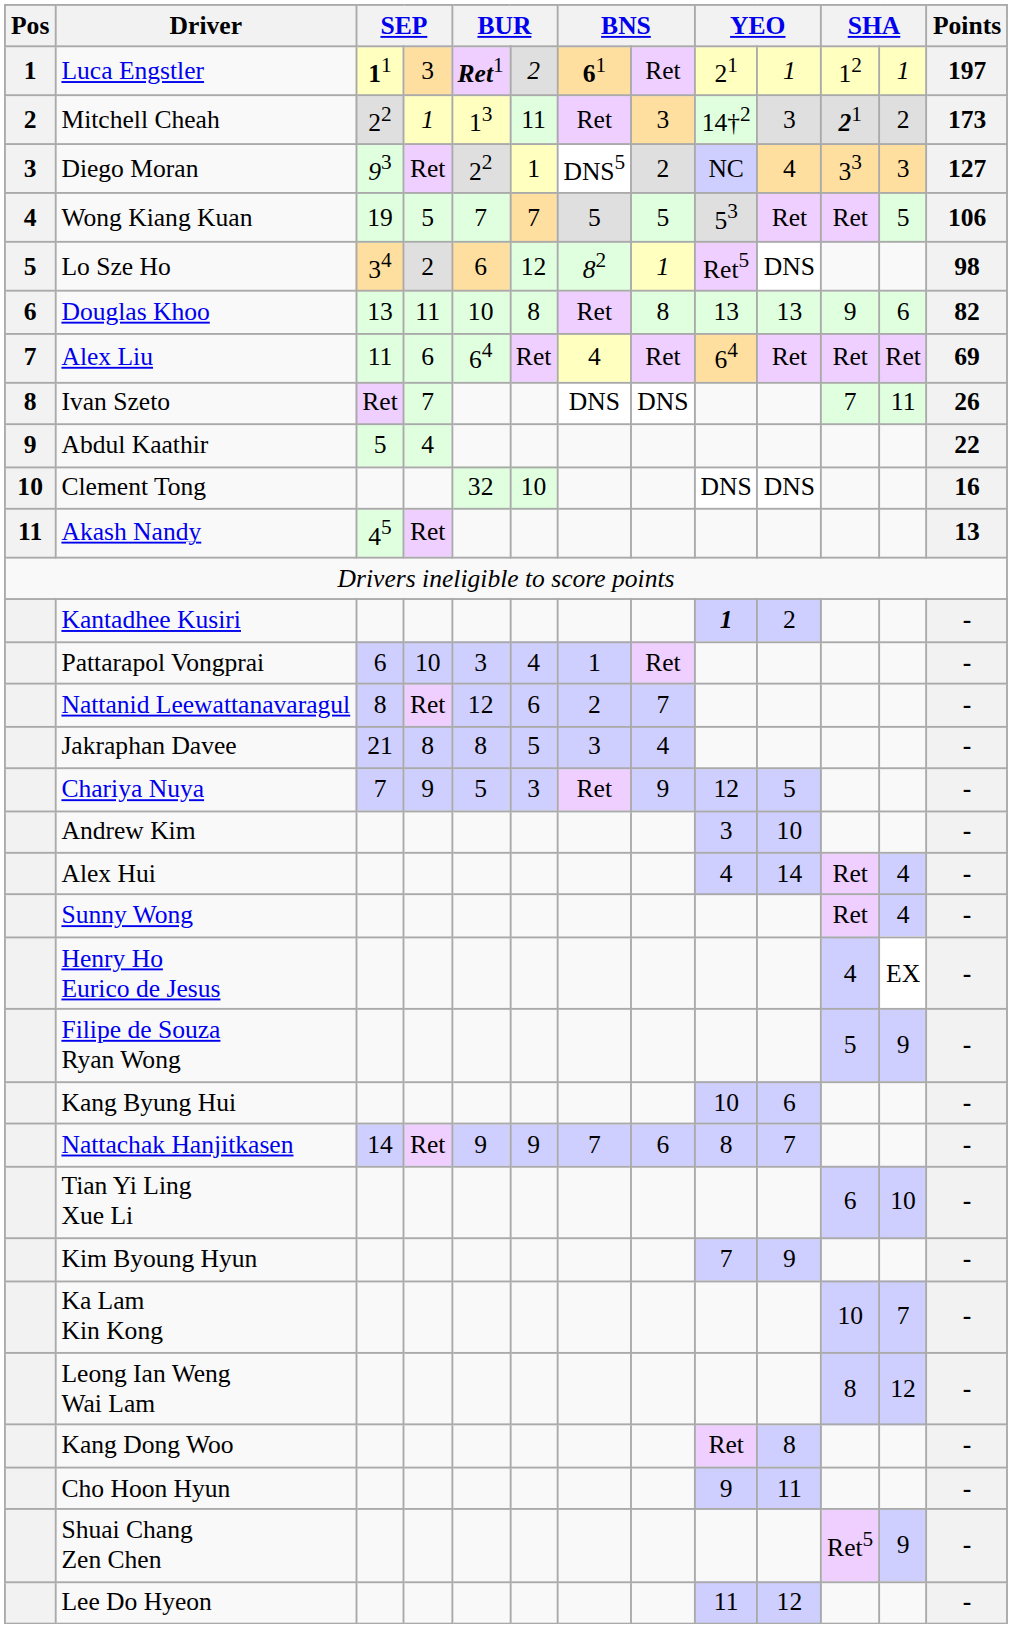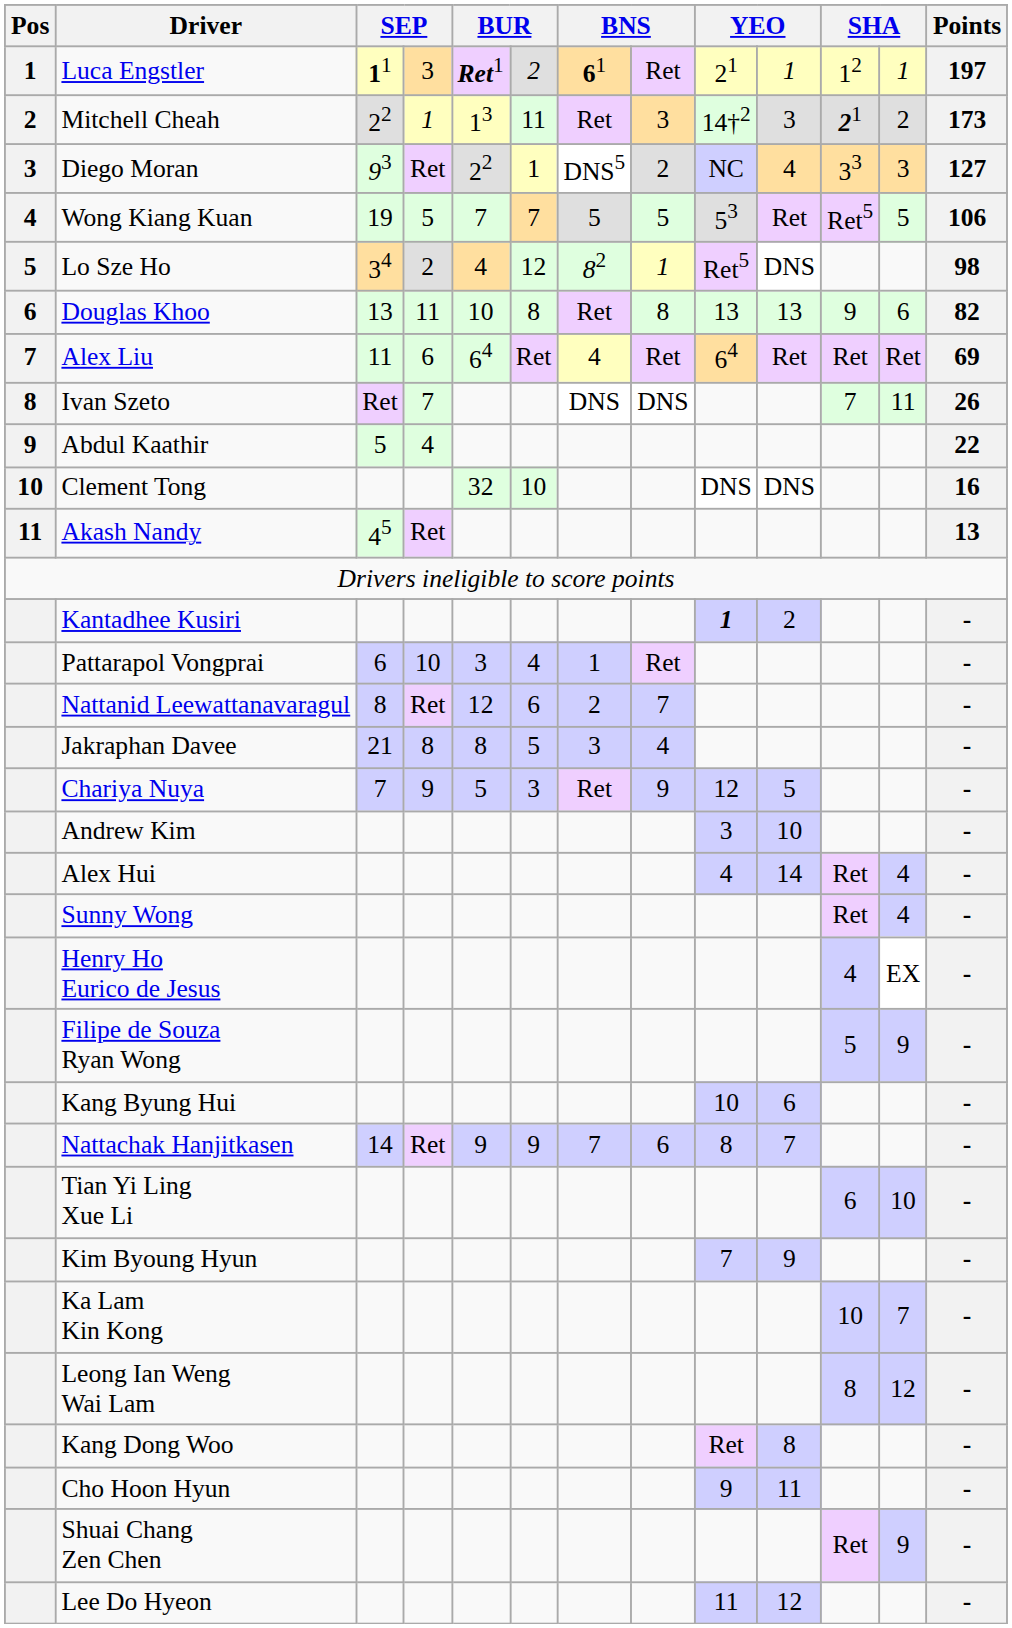(850, 217) Ret -> (850, 217) Ret5
(481, 265) 6 -> (481, 265) 4
(850, 1544) Ret5 -> (850, 1544) Ret
